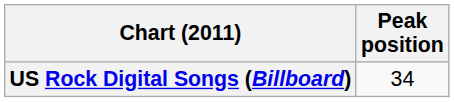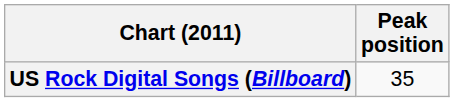(402, 79) 34 -> (402, 79) 35
